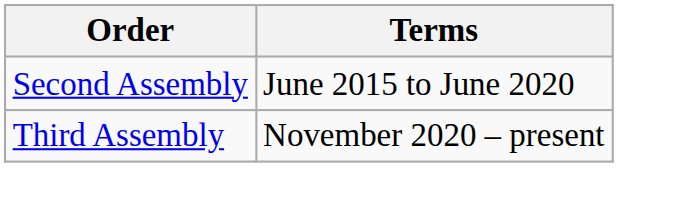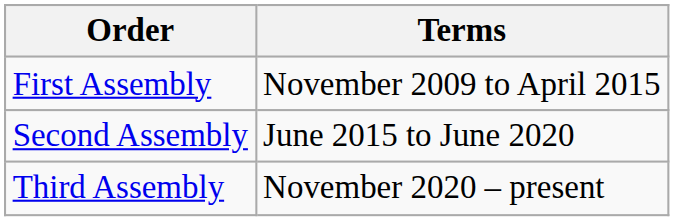+ row: (112, 82)
